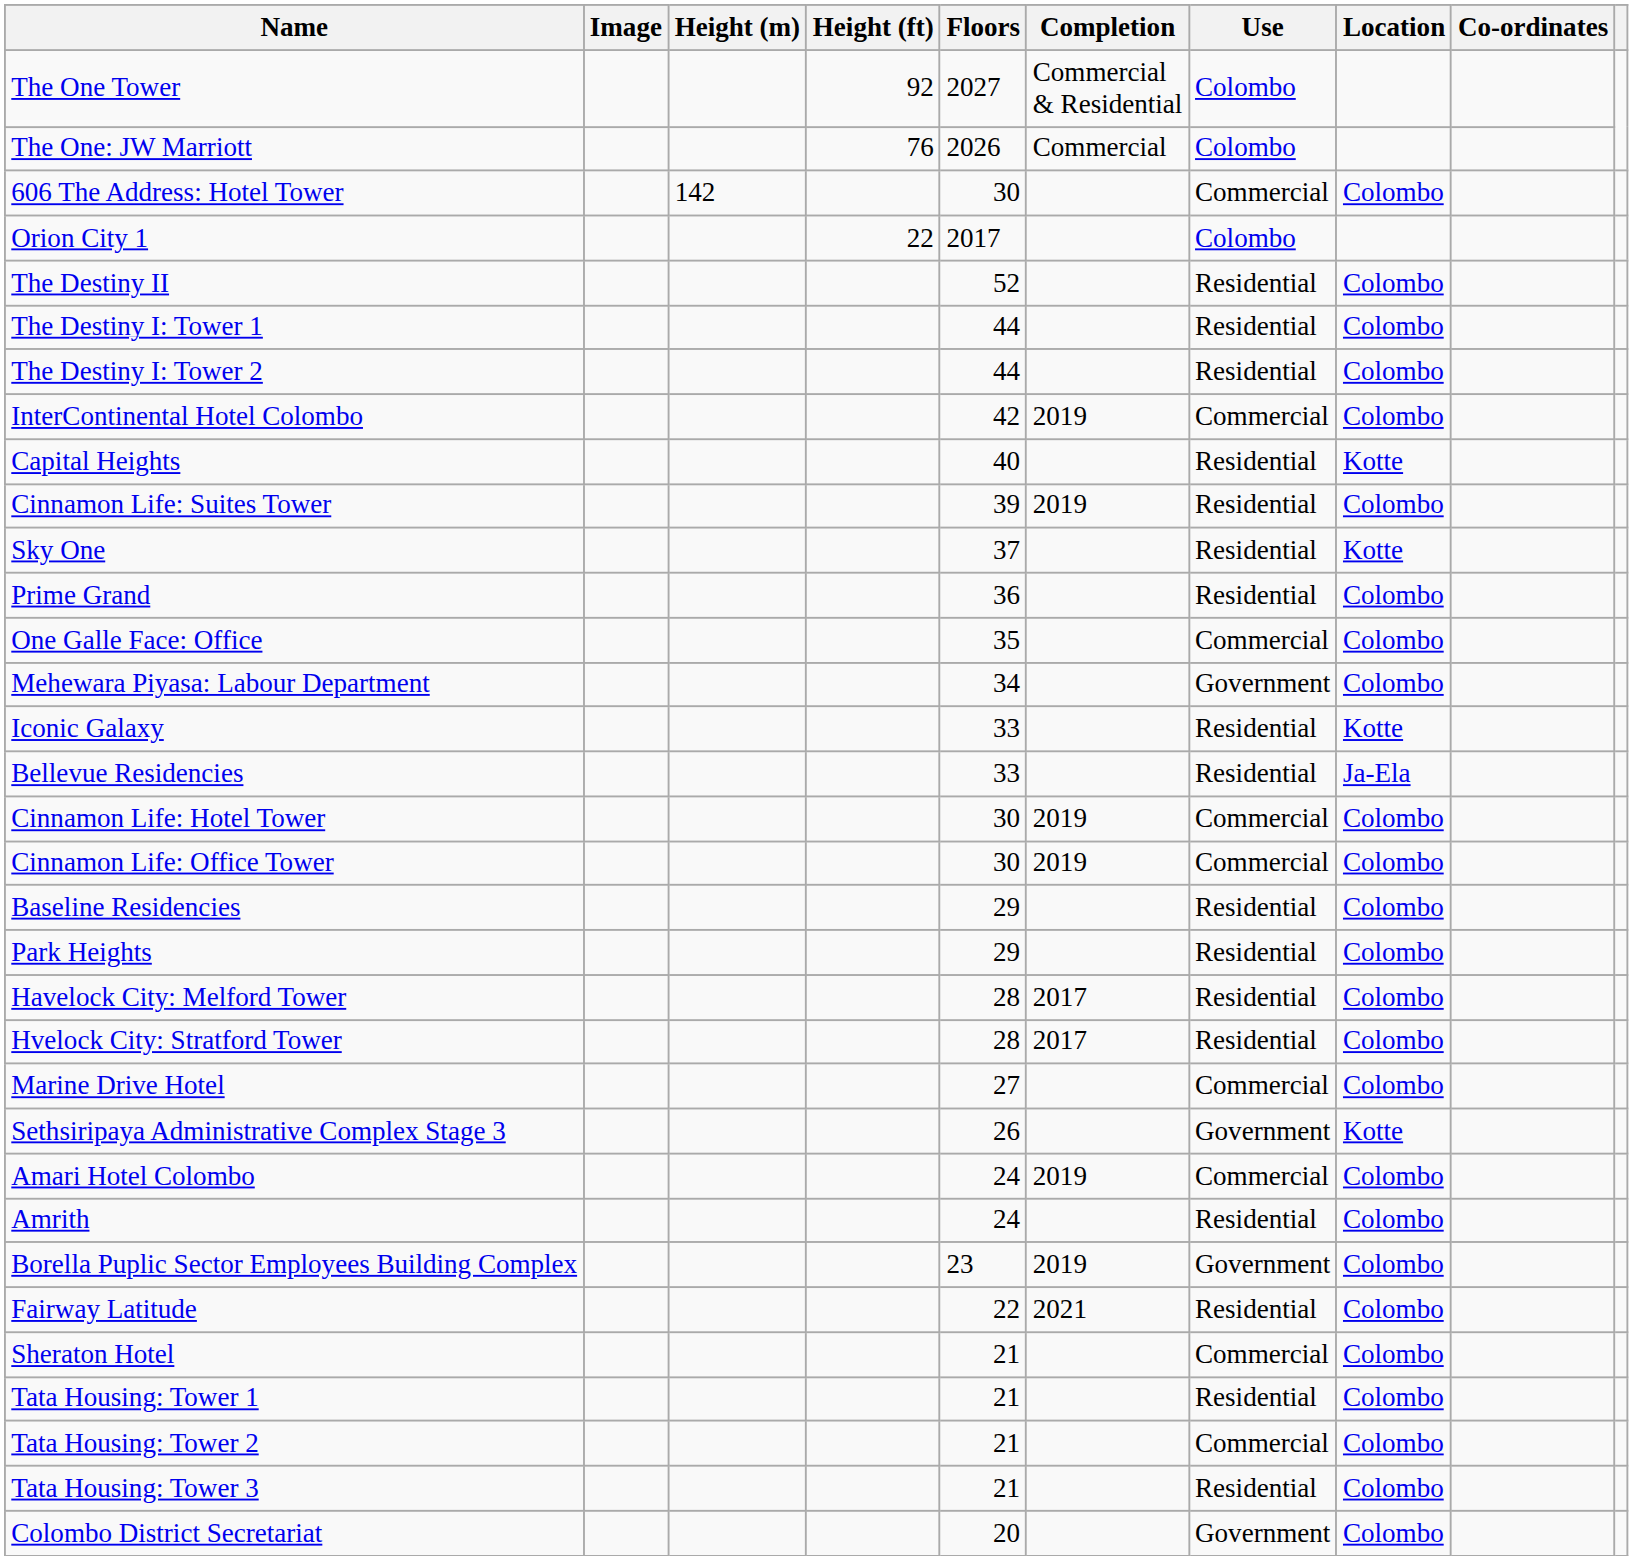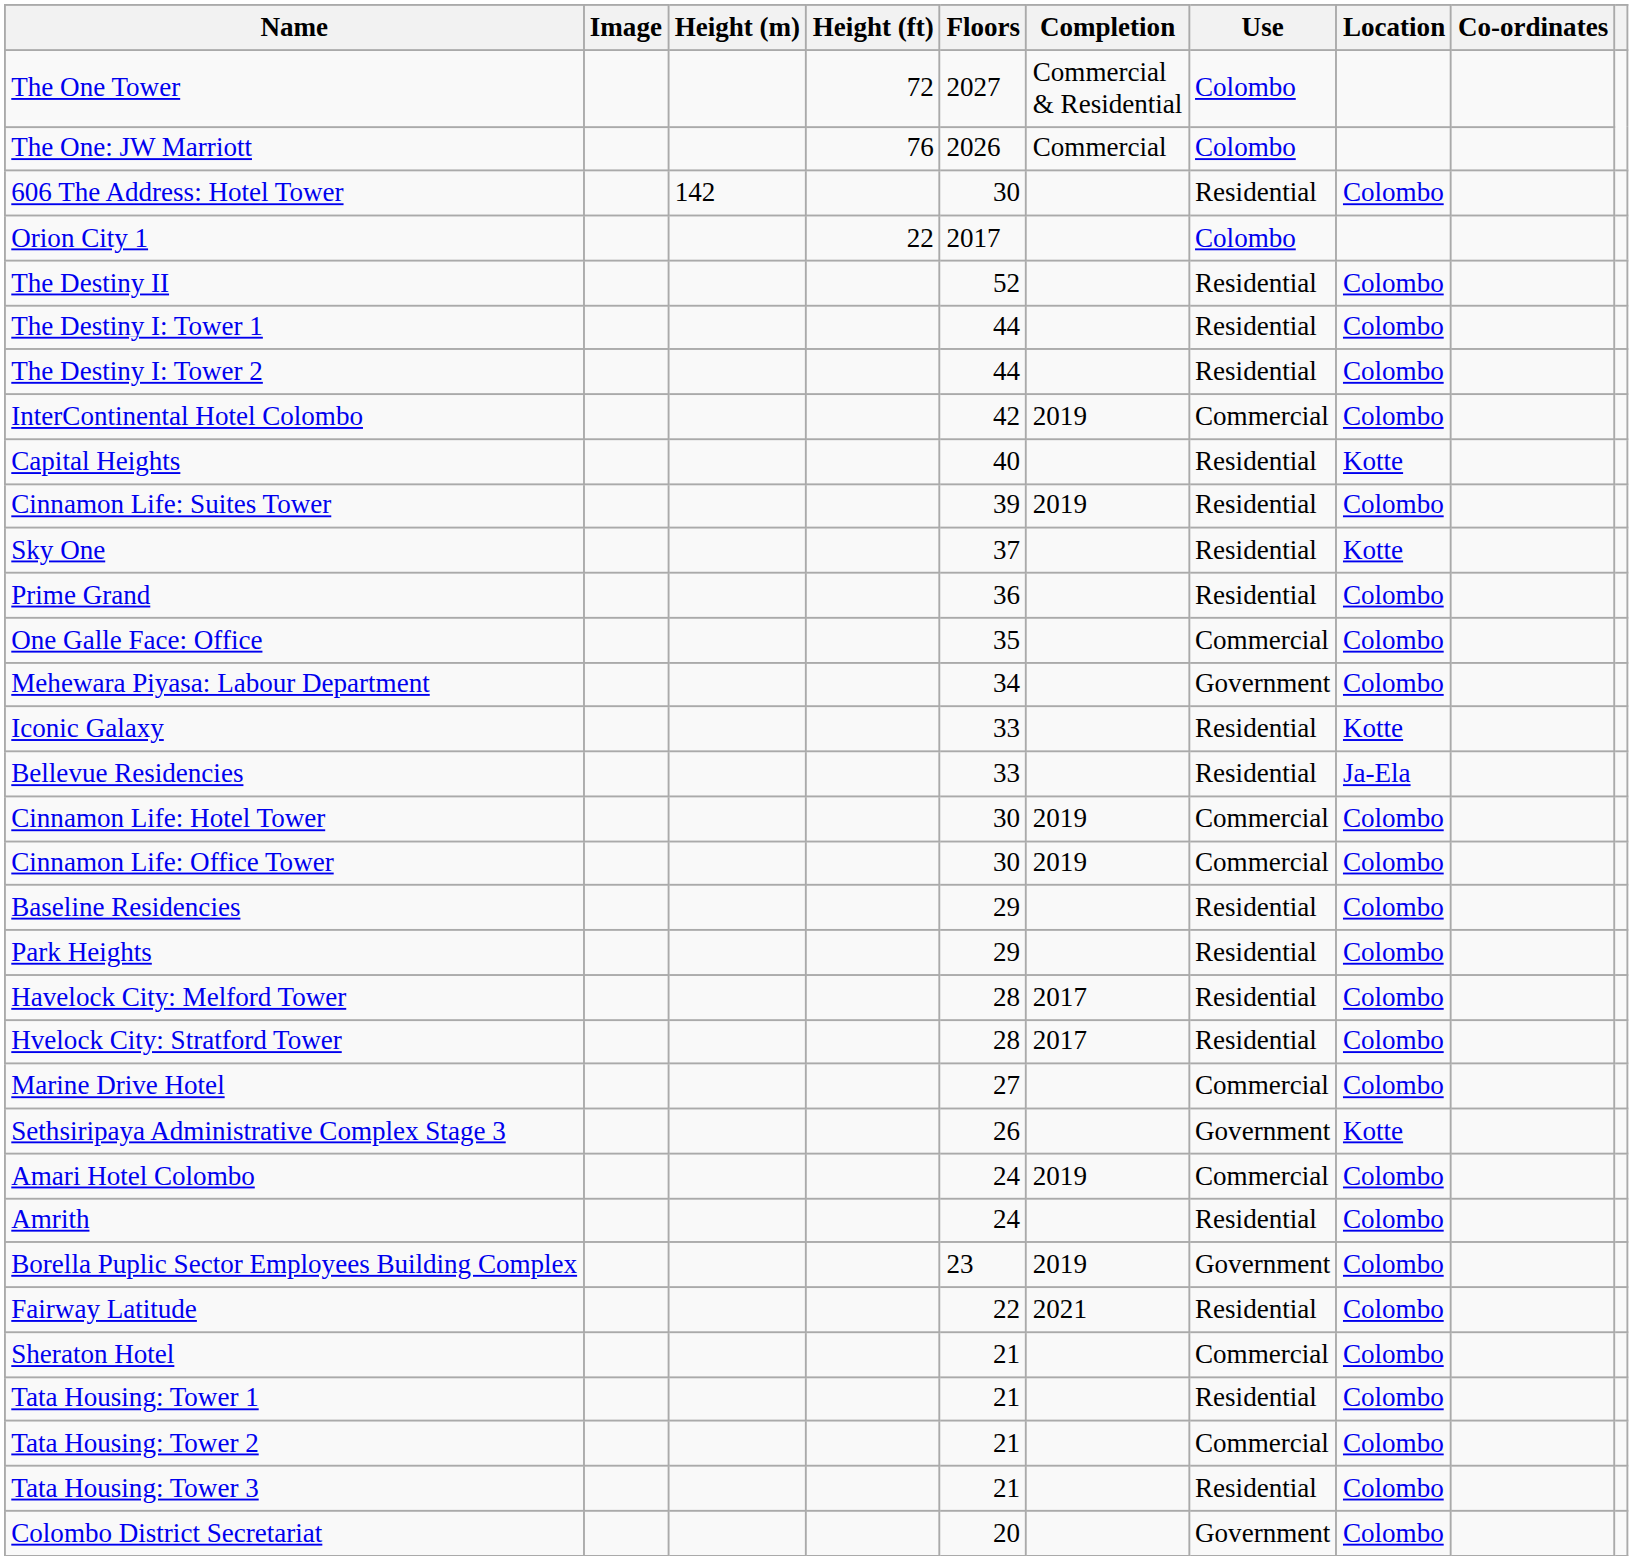(920, 87) 92 -> (920, 87) 72
(1262, 193) Commercial -> (1256, 193) Residential
